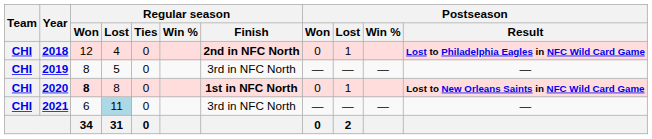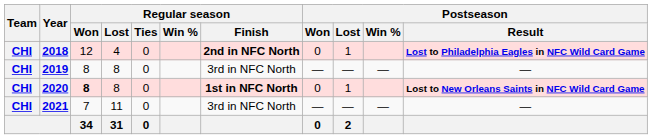(117, 69) 5 -> (117, 69) 8
(86, 106) 6 -> (86, 106) 7
(117, 106) lightblue background -> (117, 106) no background
